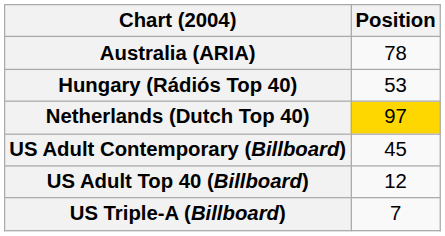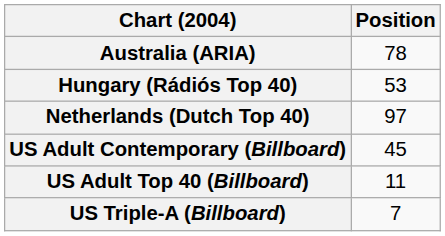(396, 117) gold background -> (396, 117) no background
(396, 181) 12 -> (396, 181) 11
